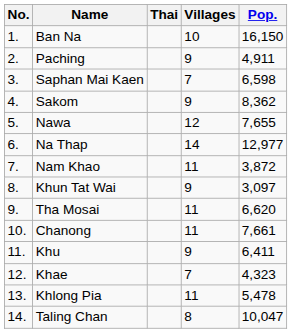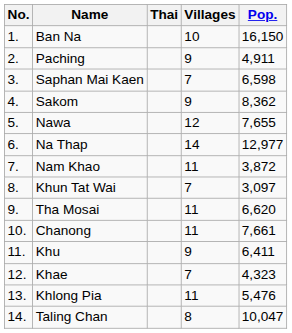(188, 187) 9 -> (188, 187) 7
(259, 295) 5,478 -> (259, 295) 5,476
